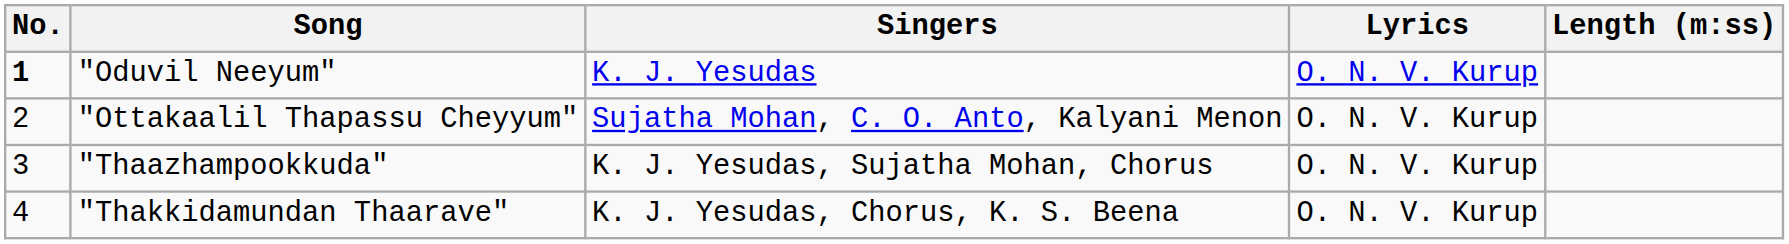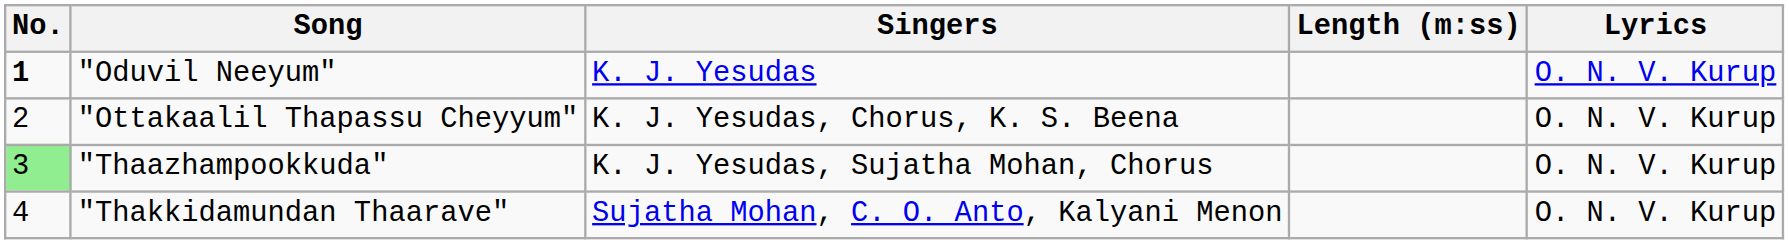columns swapped: (1417, 29) <-> (1664, 29)
(937, 122) Sujatha Mohan, C. O. Anto, Kalyani Menon -> (886, 122) K. J. Yesudas, Chorus, K. S. Beena
(21, 168) no background -> (21, 168) lightgreen background
(886, 215) K. J. Yesudas, Chorus, K. S. Beena -> (937, 215) Sujatha Mohan, C. O. Anto, Kalyani Menon
